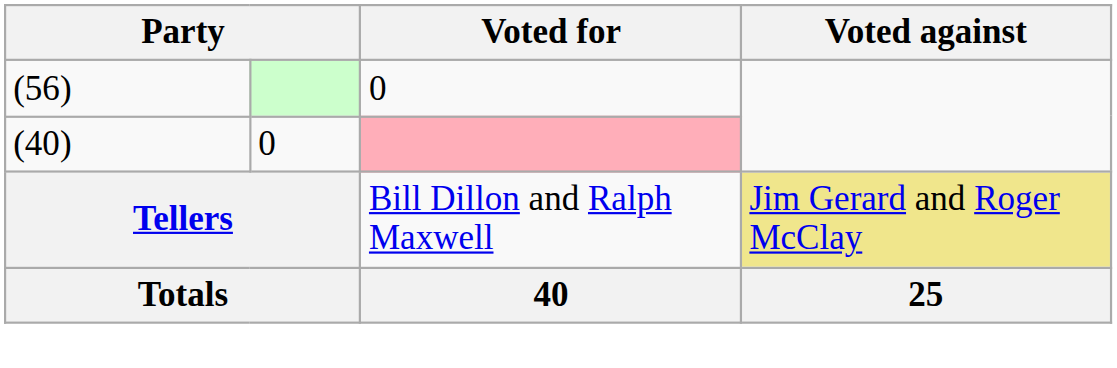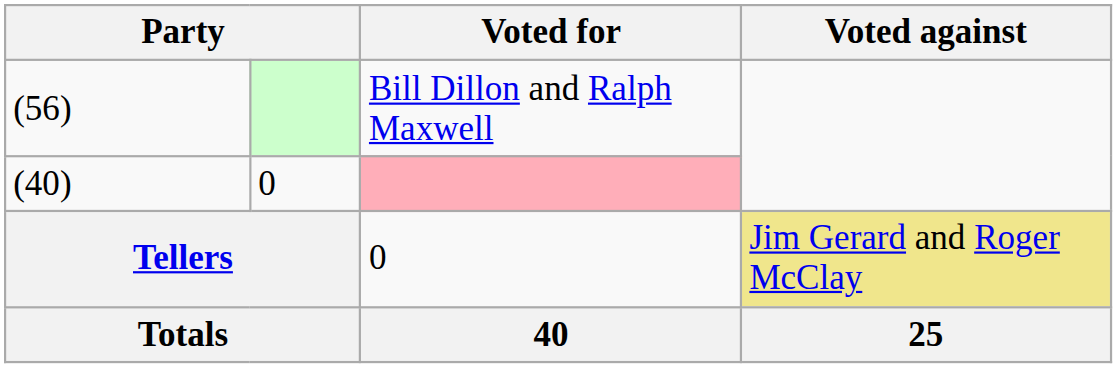(378, 87) 0 -> (520, 107) Bill Dillon and Ralph Maxwell
(520, 218) Bill Dillon and Ralph Maxwell -> (378, 258) 0
